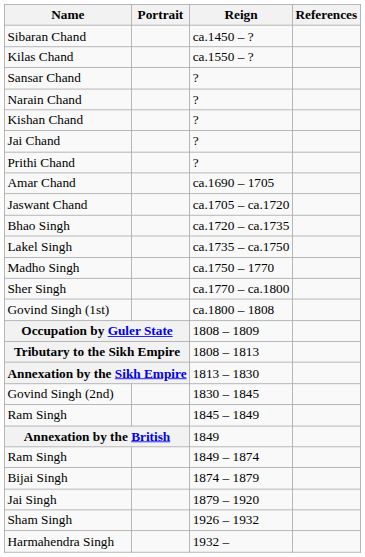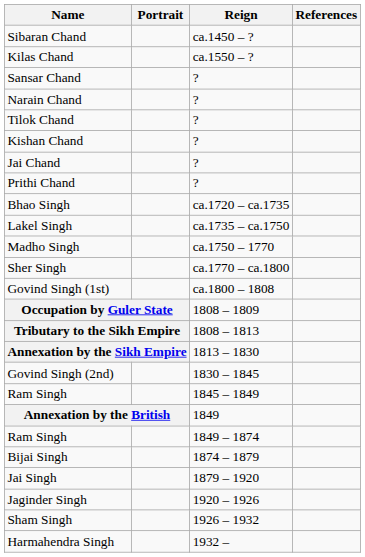+ row: (41, 120)
- row: (42, 183)
- row: (47, 204)
+ row: (47, 499)
